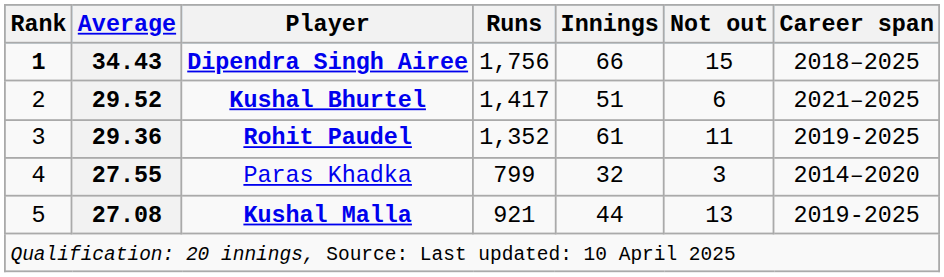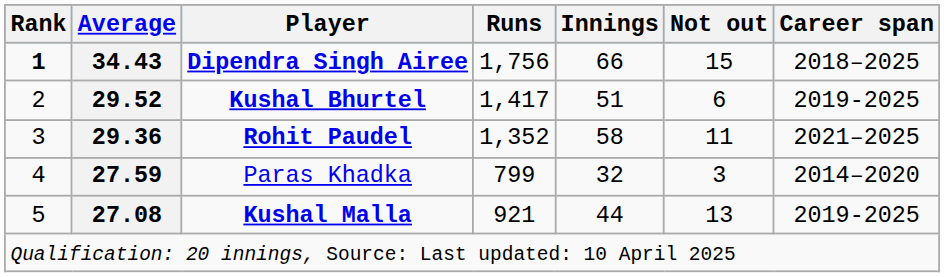(857, 100) 2021–2025 -> (857, 100) 2019-2025
(610, 138) 61 -> (610, 138) 58
(857, 138) 2019-2025 -> (857, 138) 2021–2025
(127, 177) 27.55 -> (127, 177) 27.59
